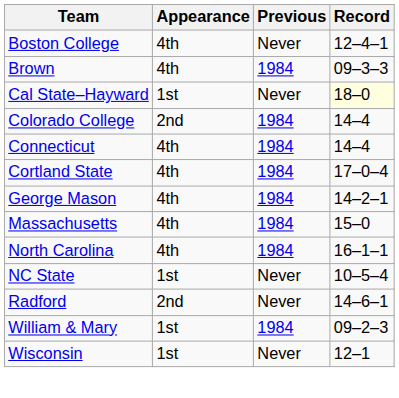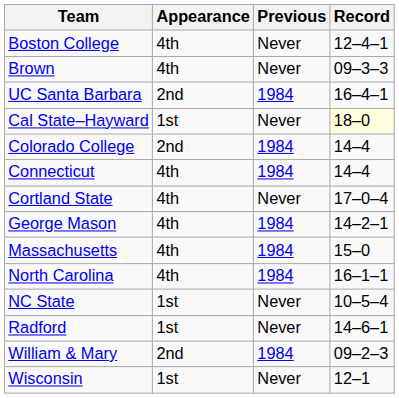(275, 69) 1984 -> (279, 69) Never
+ row: (75, 95)
(275, 172) 1984 -> (279, 198) Never
(170, 302) 2nd -> (167, 328) 1st
(167, 328) 1st -> (170, 353) 2nd
